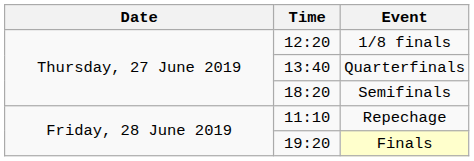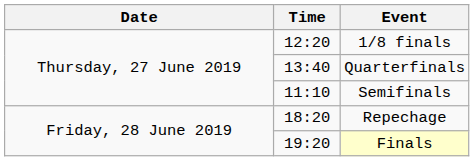(307, 93) 18:20 -> (307, 93) 11:10
(307, 118) 11:10 -> (307, 118) 18:20
